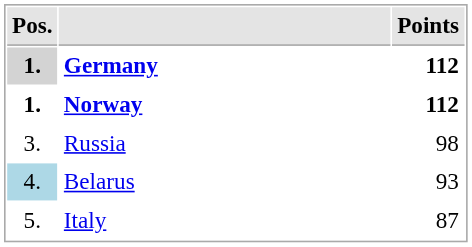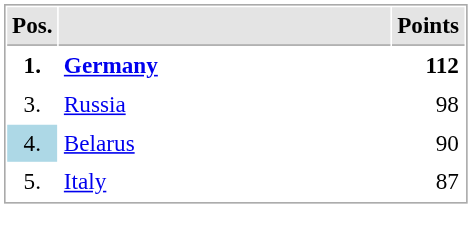(32, 65) lightgrey background -> (32, 65) no background
- row: (103, 104)
(447, 181) 93 -> (447, 142) 90
